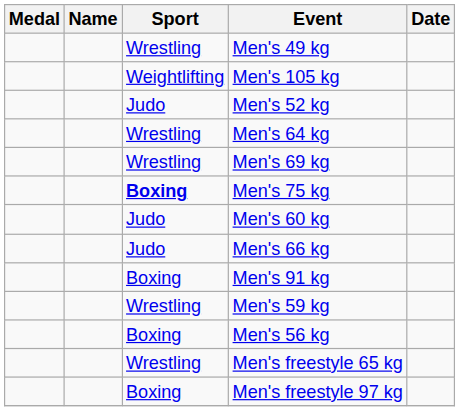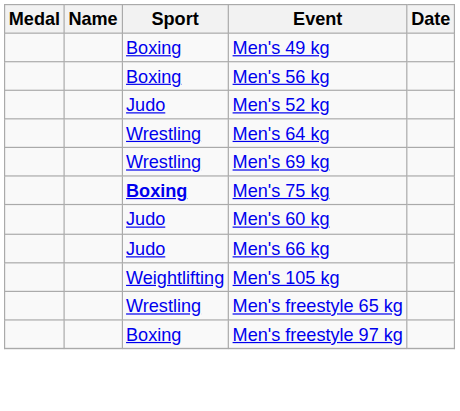(164, 48) Wrestling -> (154, 48) Boxing
rows swapped: (286, 76) <-> (281, 334)
- row: (281, 277)
- row: (281, 305)
